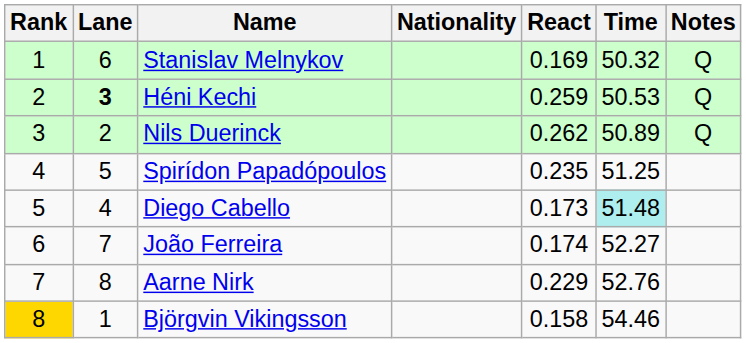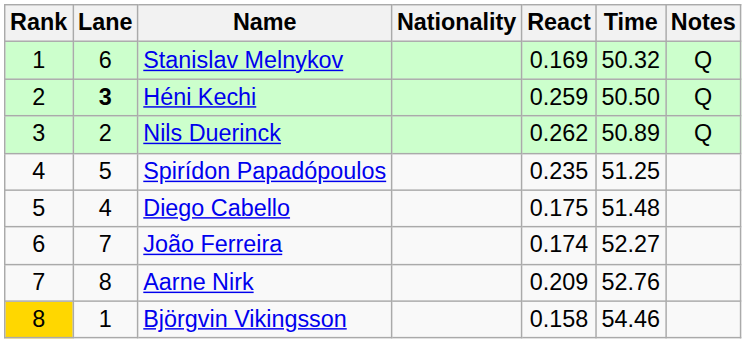(631, 97) 50.53 -> (631, 97) 50.50
(559, 208) 0.173 -> (559, 208) 0.175
(631, 208) paleturquoise background -> (631, 208) no background
(559, 282) 0.229 -> (559, 282) 0.209
